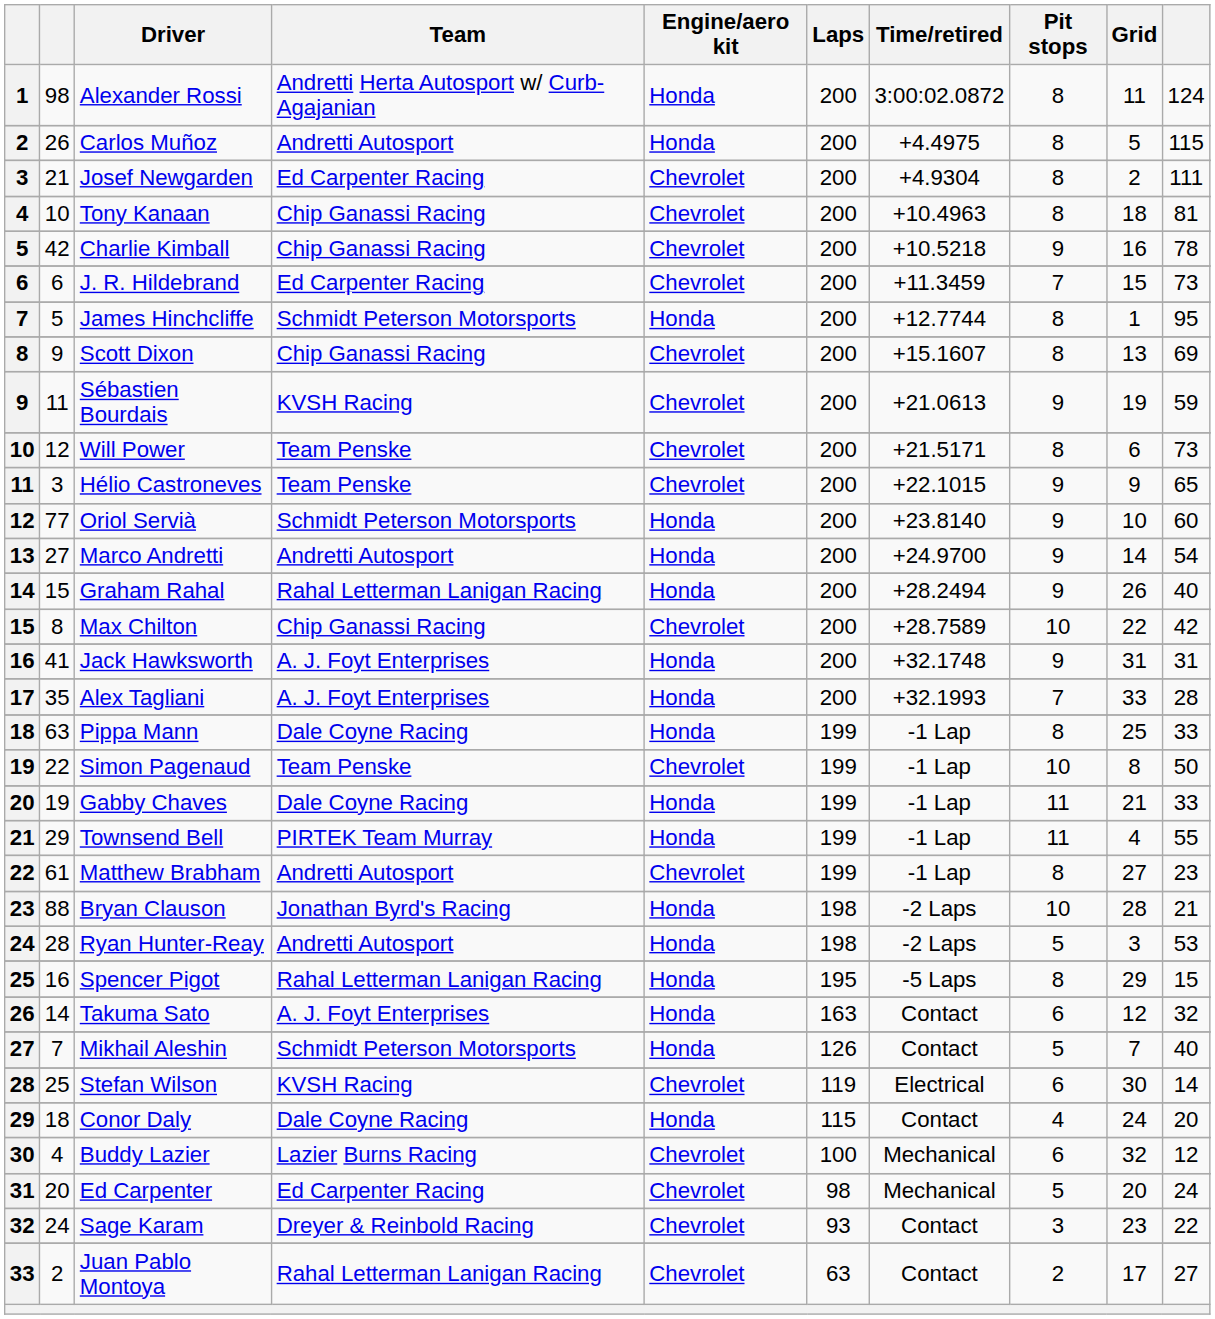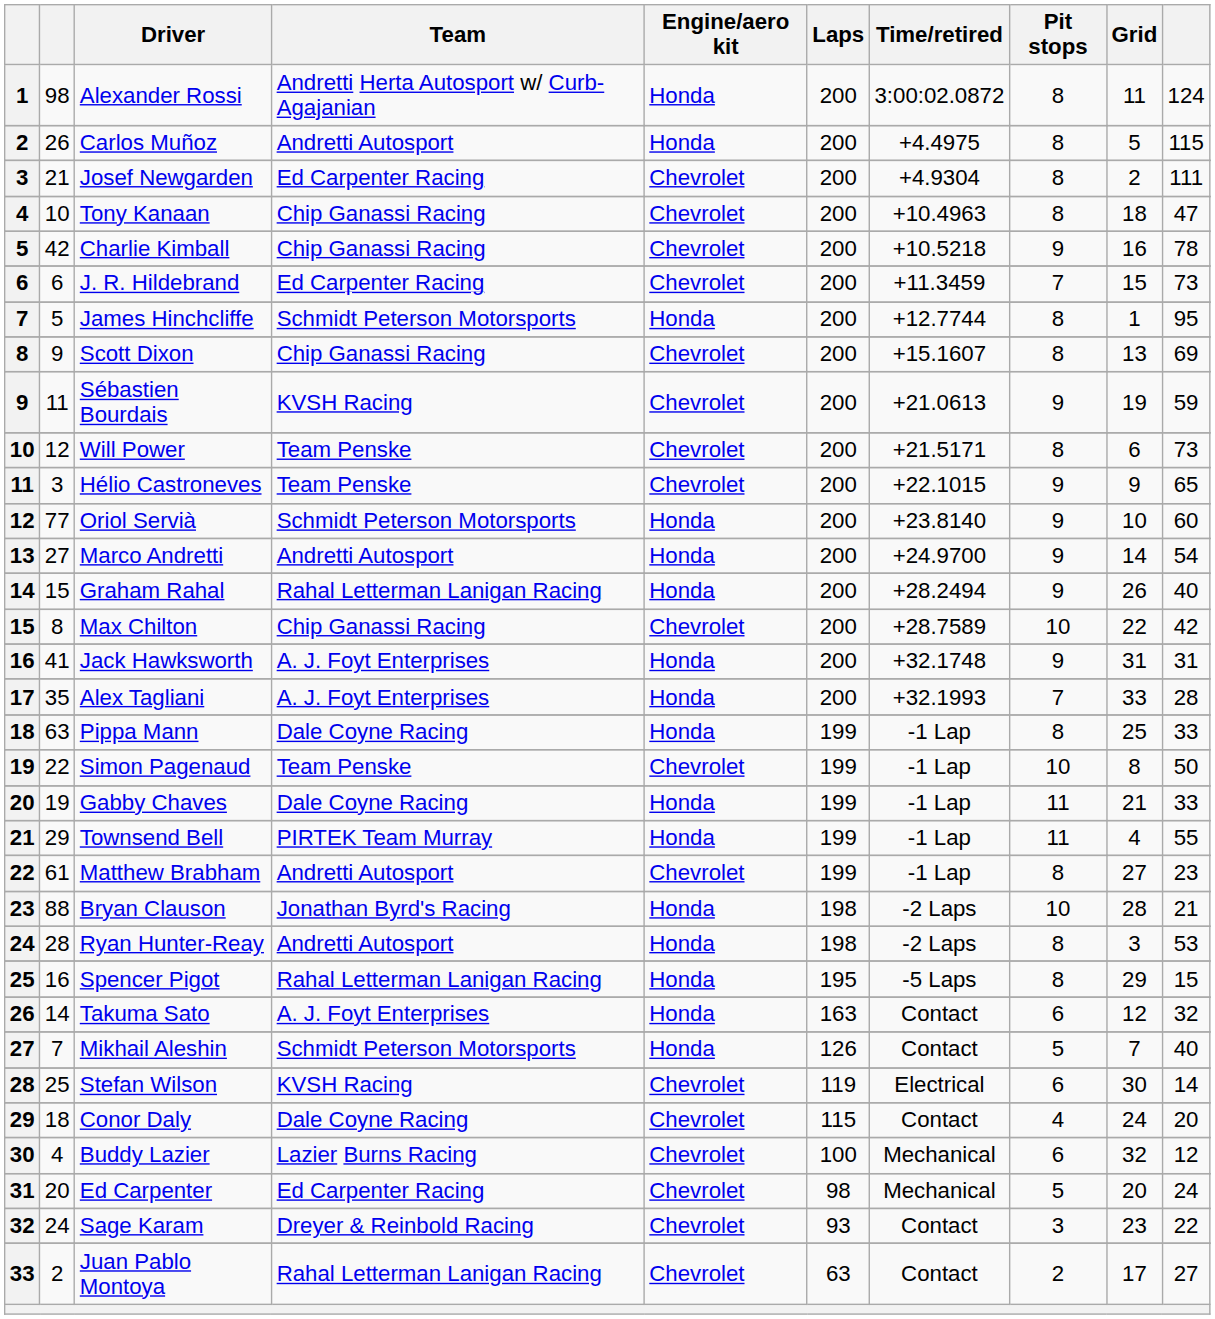(1186, 213) 81 -> (1186, 213) 47
(1058, 943) 5 -> (1058, 943) 8
(682, 1120) Honda -> (697, 1120) Chevrolet
